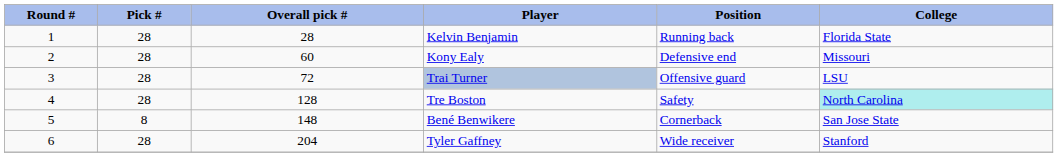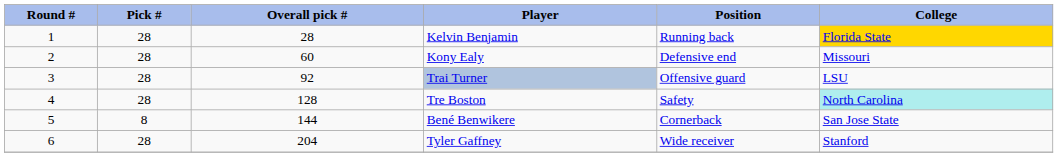(857, 36) no background -> (857, 36) gold background
(307, 78) 72 -> (307, 78) 92
(307, 120) 148 -> (307, 120) 144
